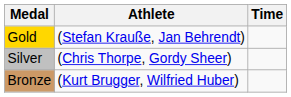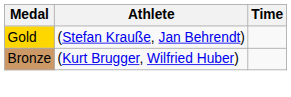- row: (25, 59)
